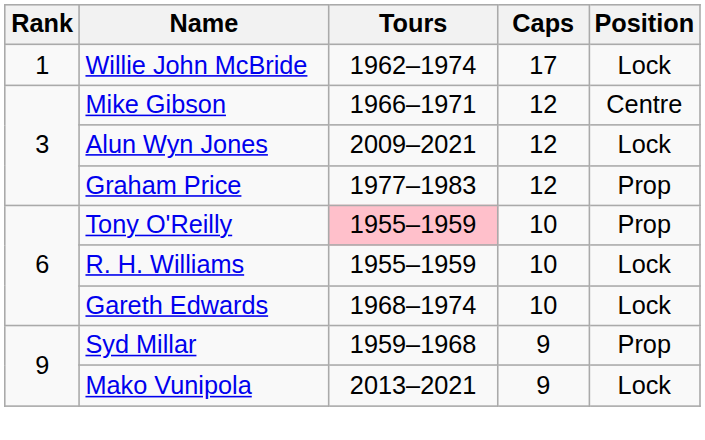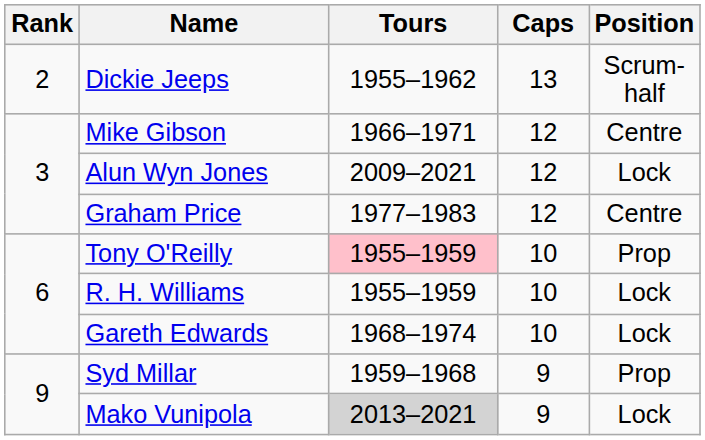- row: (196, 64)
+ row: (157, 78)
(644, 184) Prop -> (644, 213) Centre
(413, 385) no background -> (413, 413) lightgrey background
